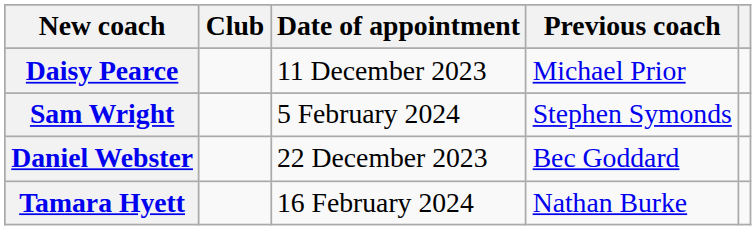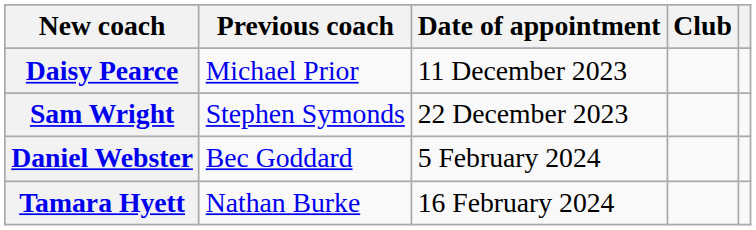columns swapped: (235, 26) <-> (632, 26)
(368, 114) 5 February 2024 -> (523, 114) 22 December 2023
(382, 158) 22 December 2023 -> (509, 158) 5 February 2024
